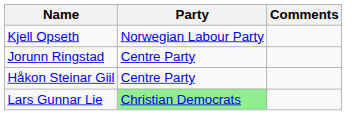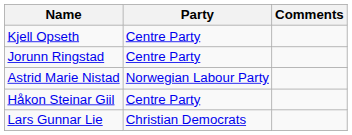(192, 36) Norwegian Labour Party -> (163, 36) Centre Party
+ row: (64, 78)
(181, 99) lightgreen background -> (186, 120) no background
